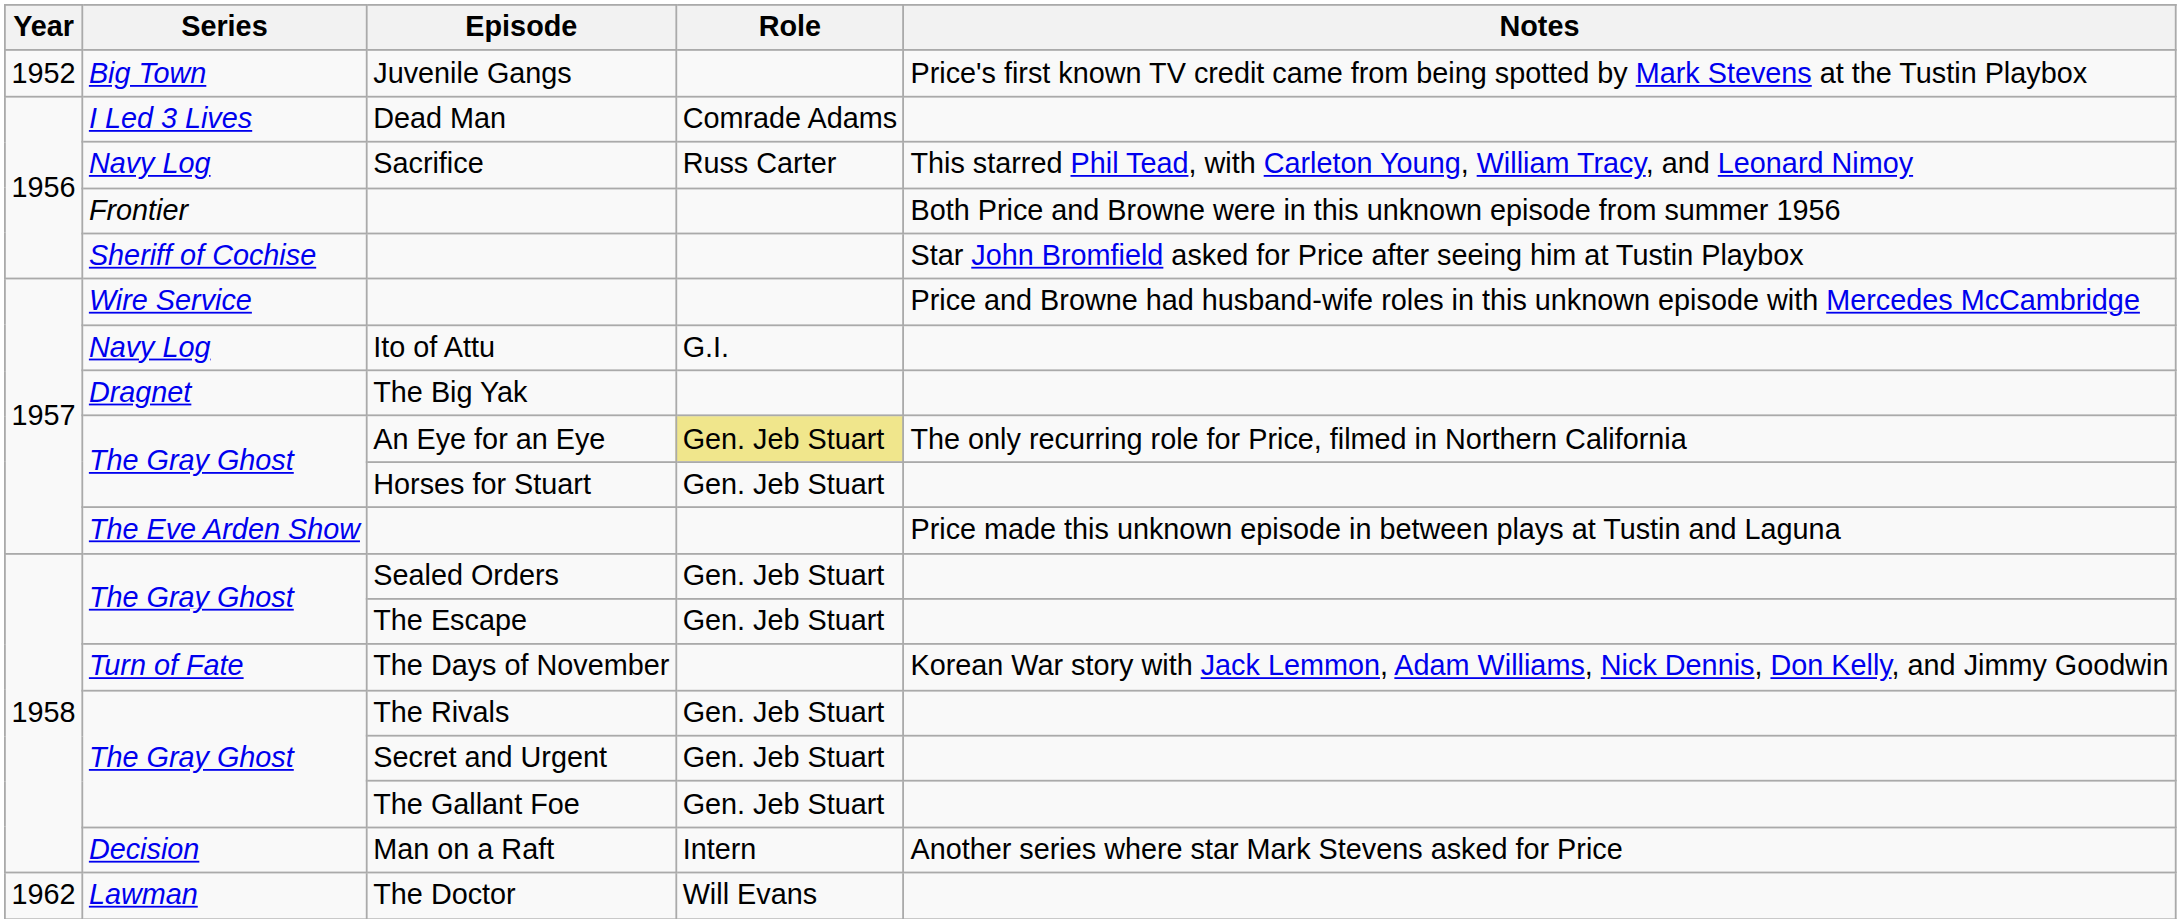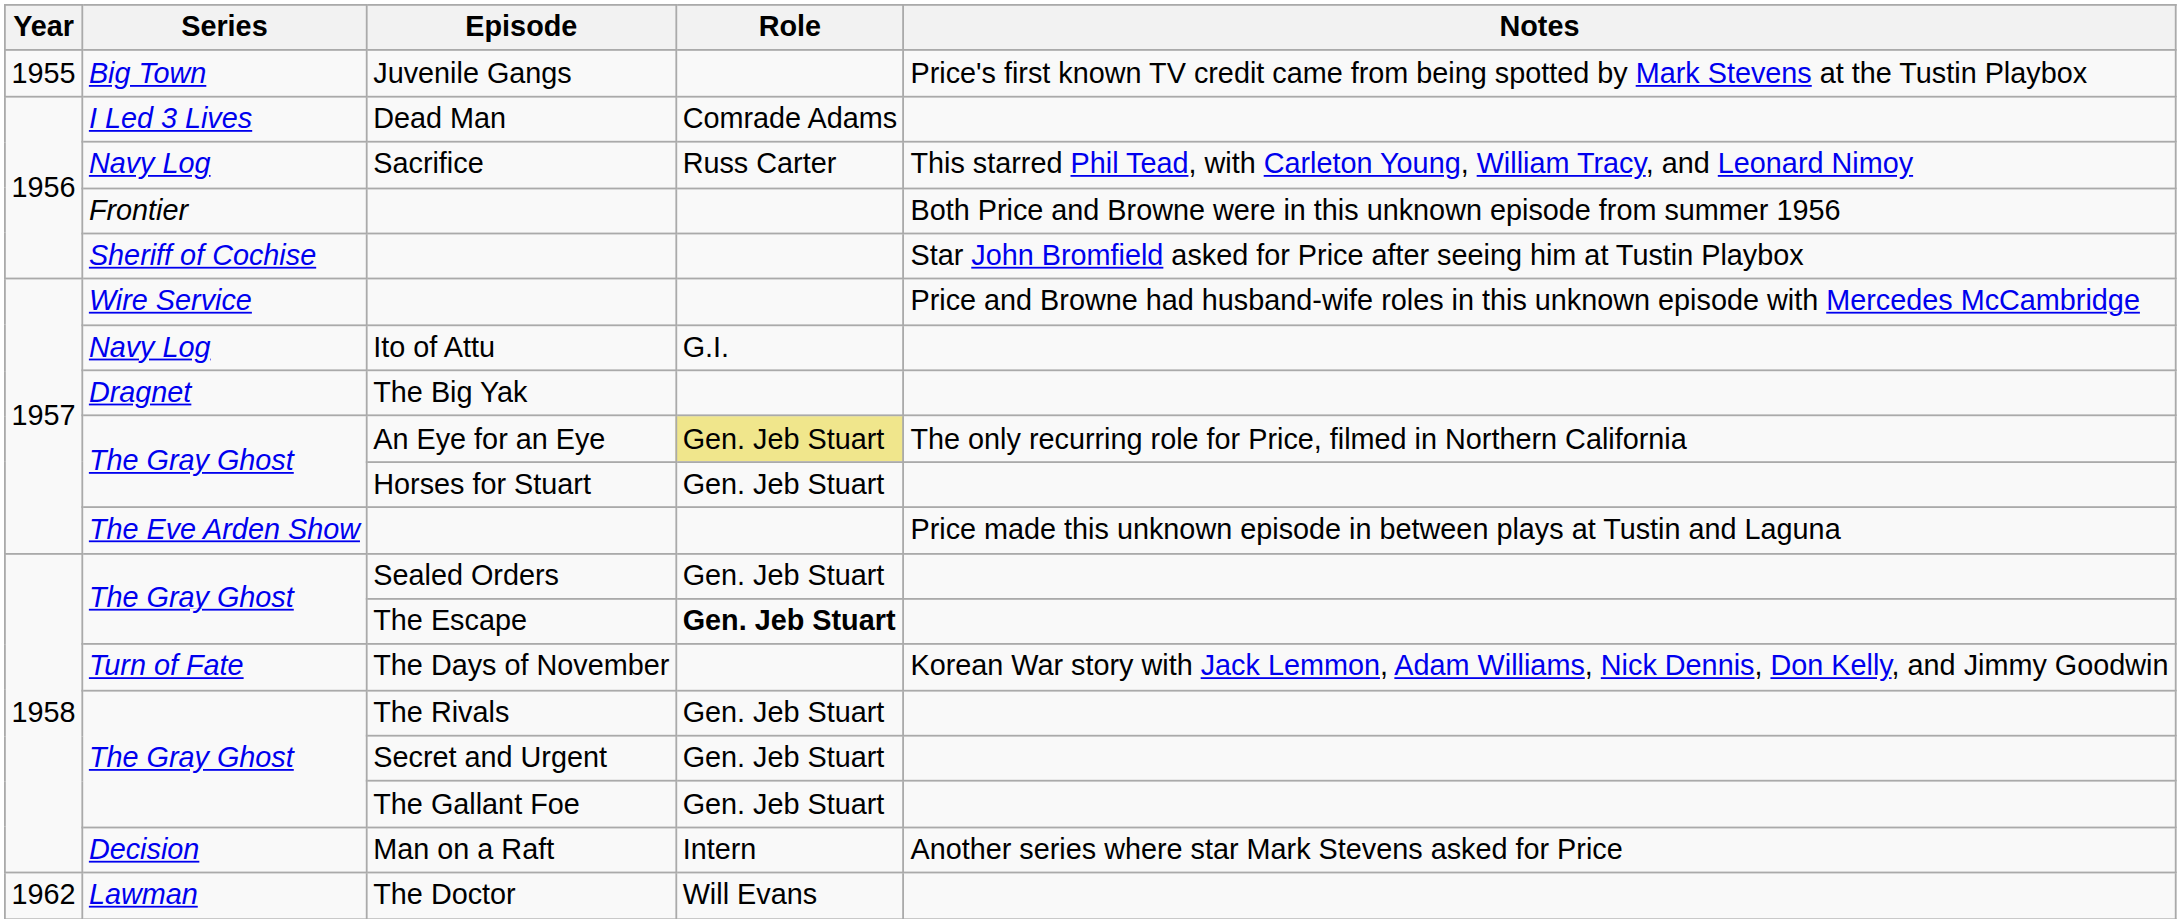(44, 73) 1952 -> (44, 73) 1955
(784, 621) normal -> (789, 621) bold
